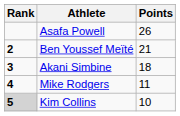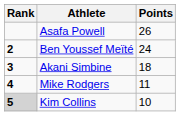(145, 49) 21 -> (145, 49) 24
